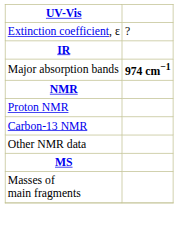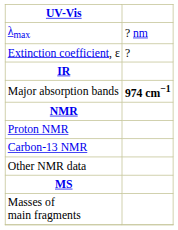+ row: (19, 33)
